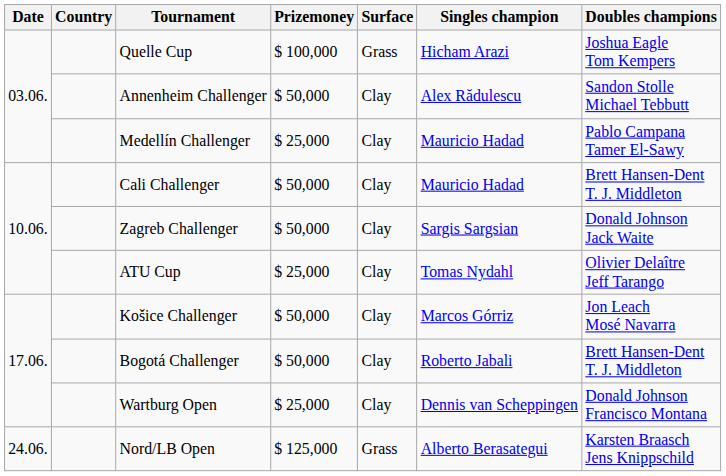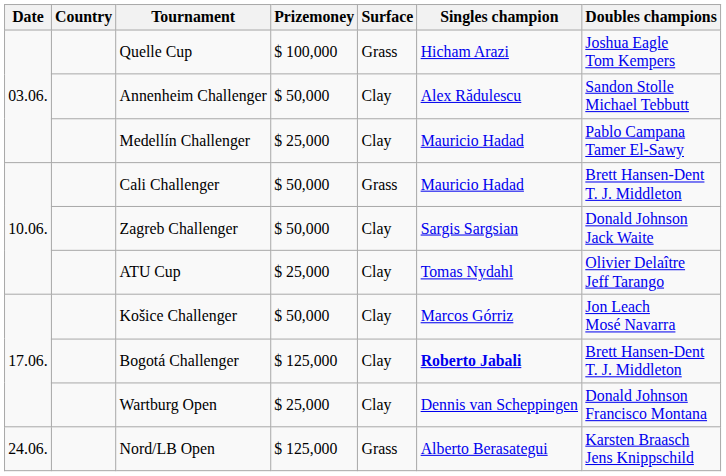(376, 183) Clay -> (379, 183) Grass
(302, 360) $ 50,000 -> (306, 360) $ 125,000
(467, 360) normal -> (471, 360) bold
